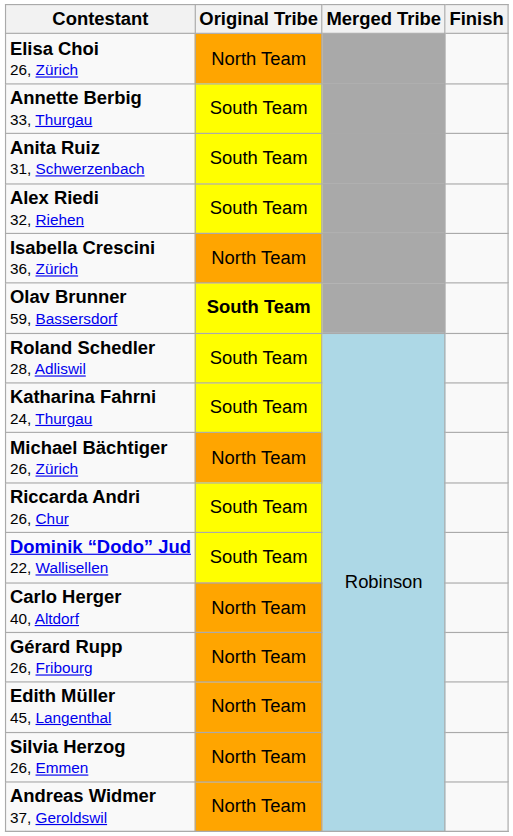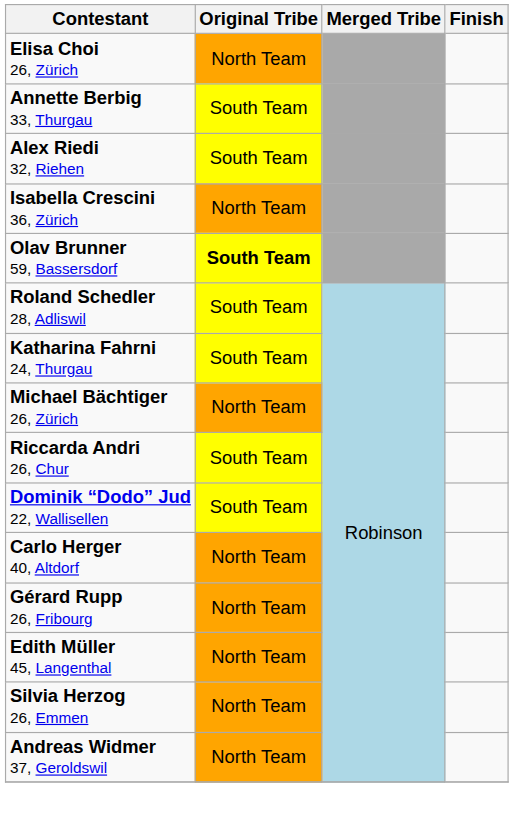- row: (77, 158)
